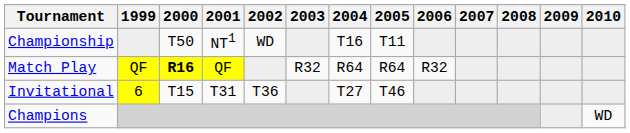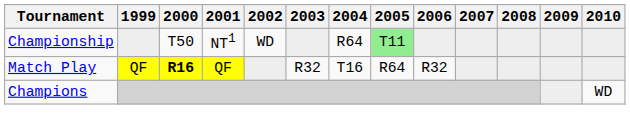(350, 42) T16 -> (350, 42) R64
(392, 42) no background -> (392, 42) lightgreen background
(350, 68) R64 -> (350, 68) T16
- row: (61, 92)
